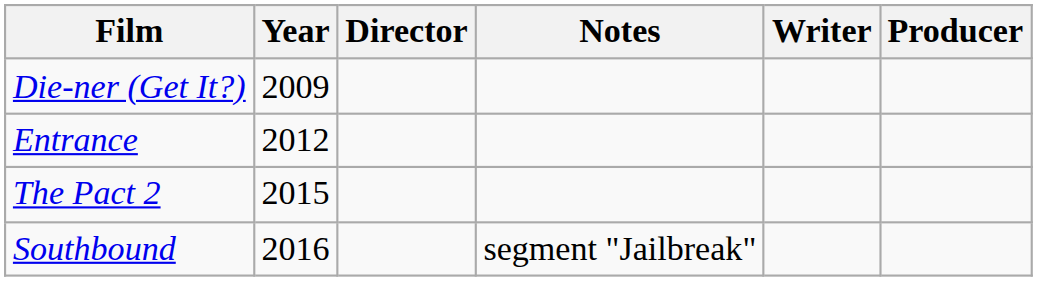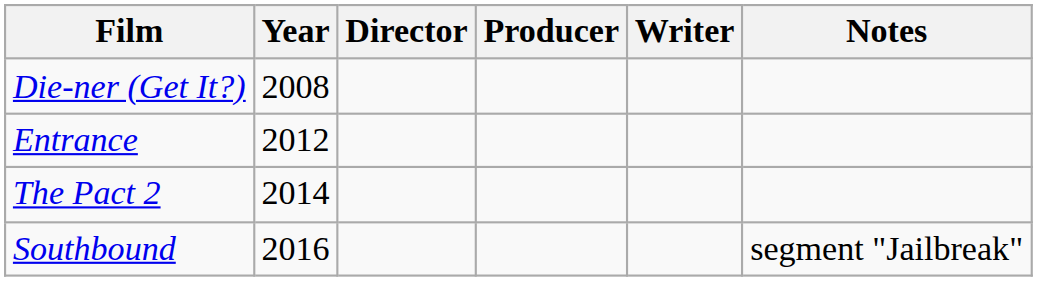columns swapped: (955, 31) <-> (620, 31)
(296, 85) 2009 -> (296, 85) 2008
(296, 193) 2015 -> (296, 193) 2014
